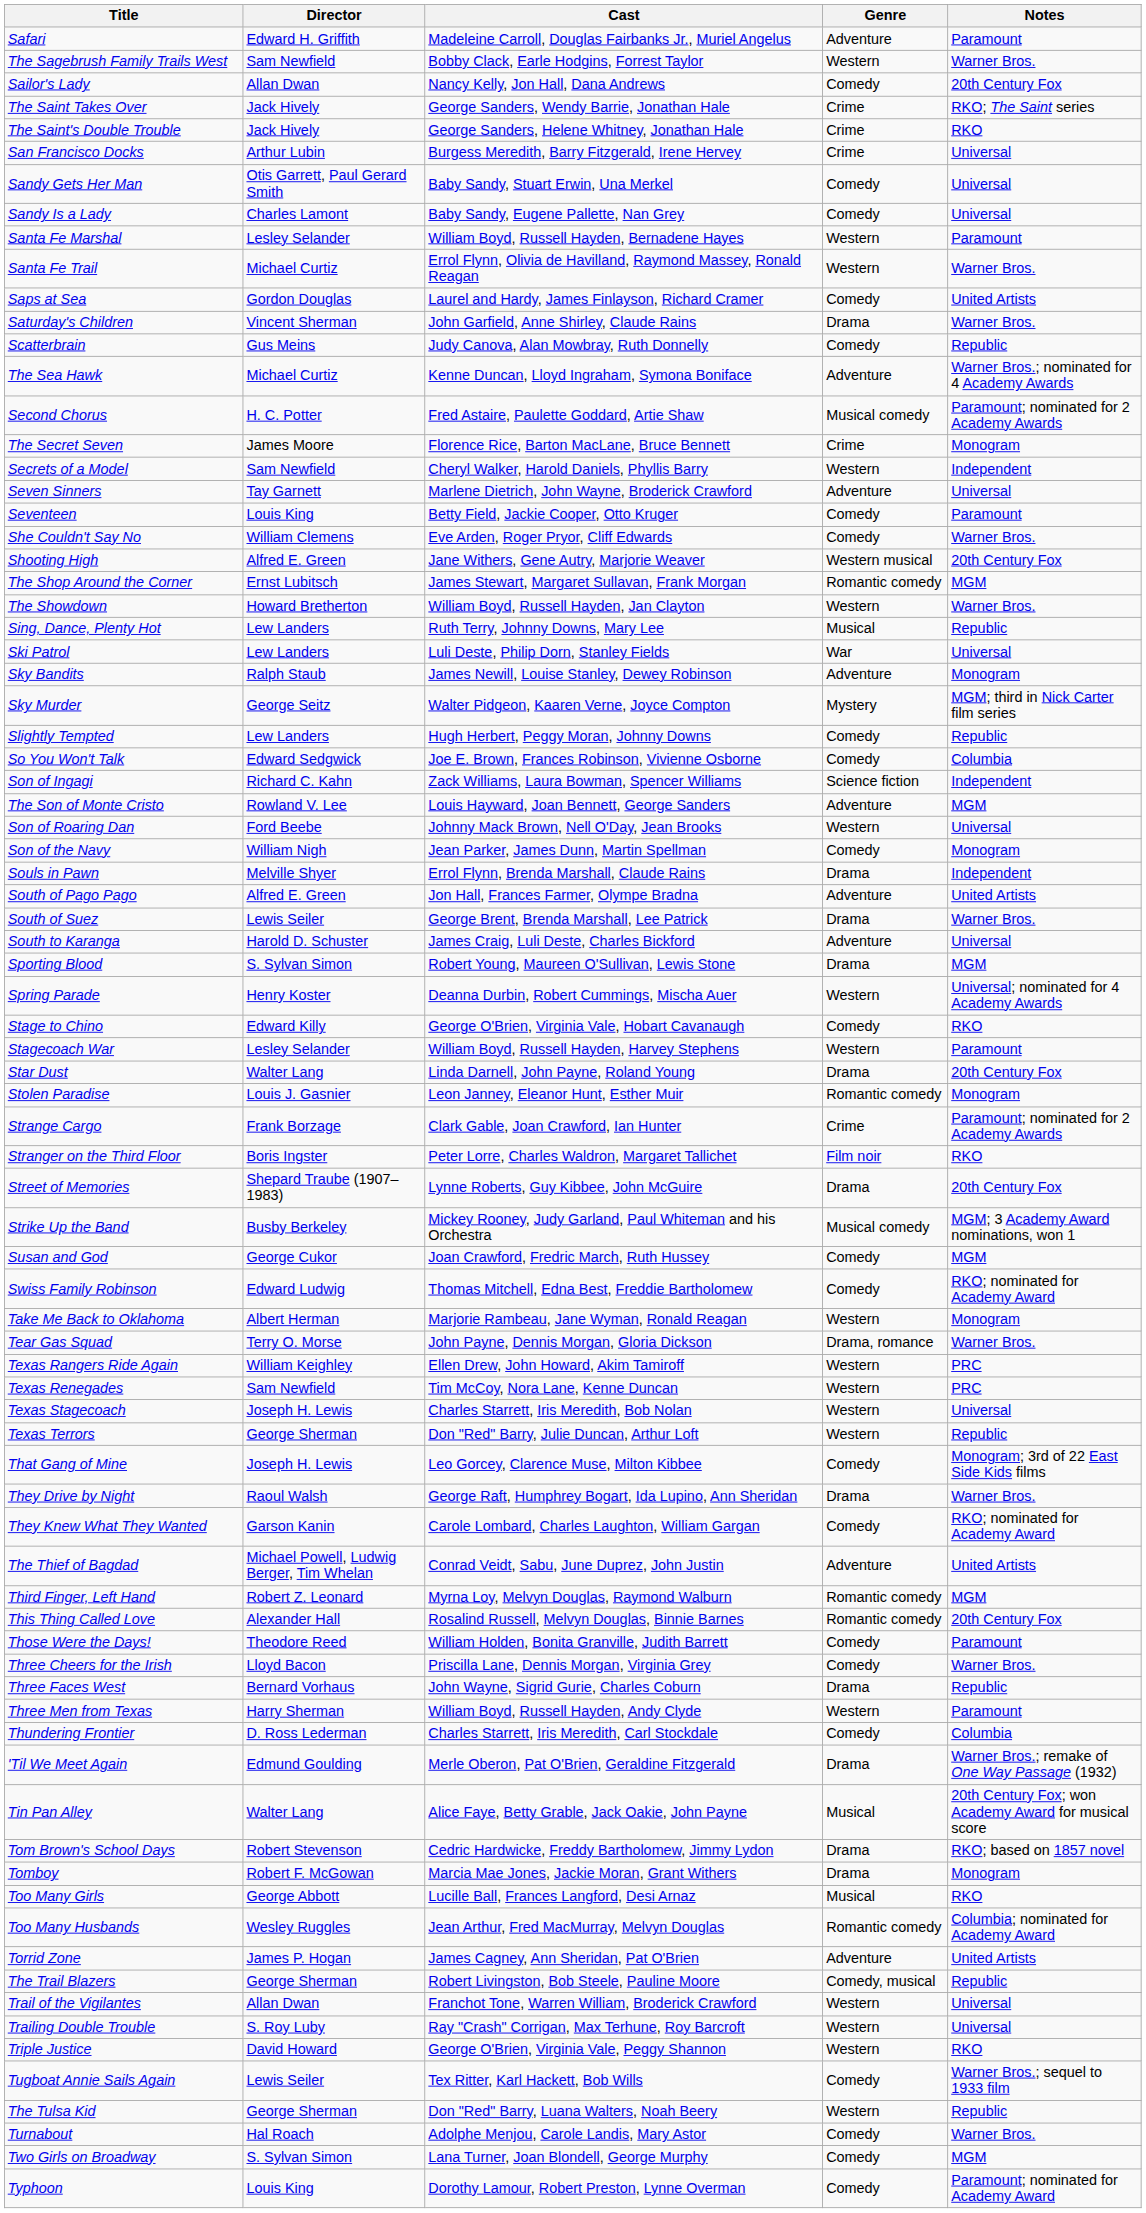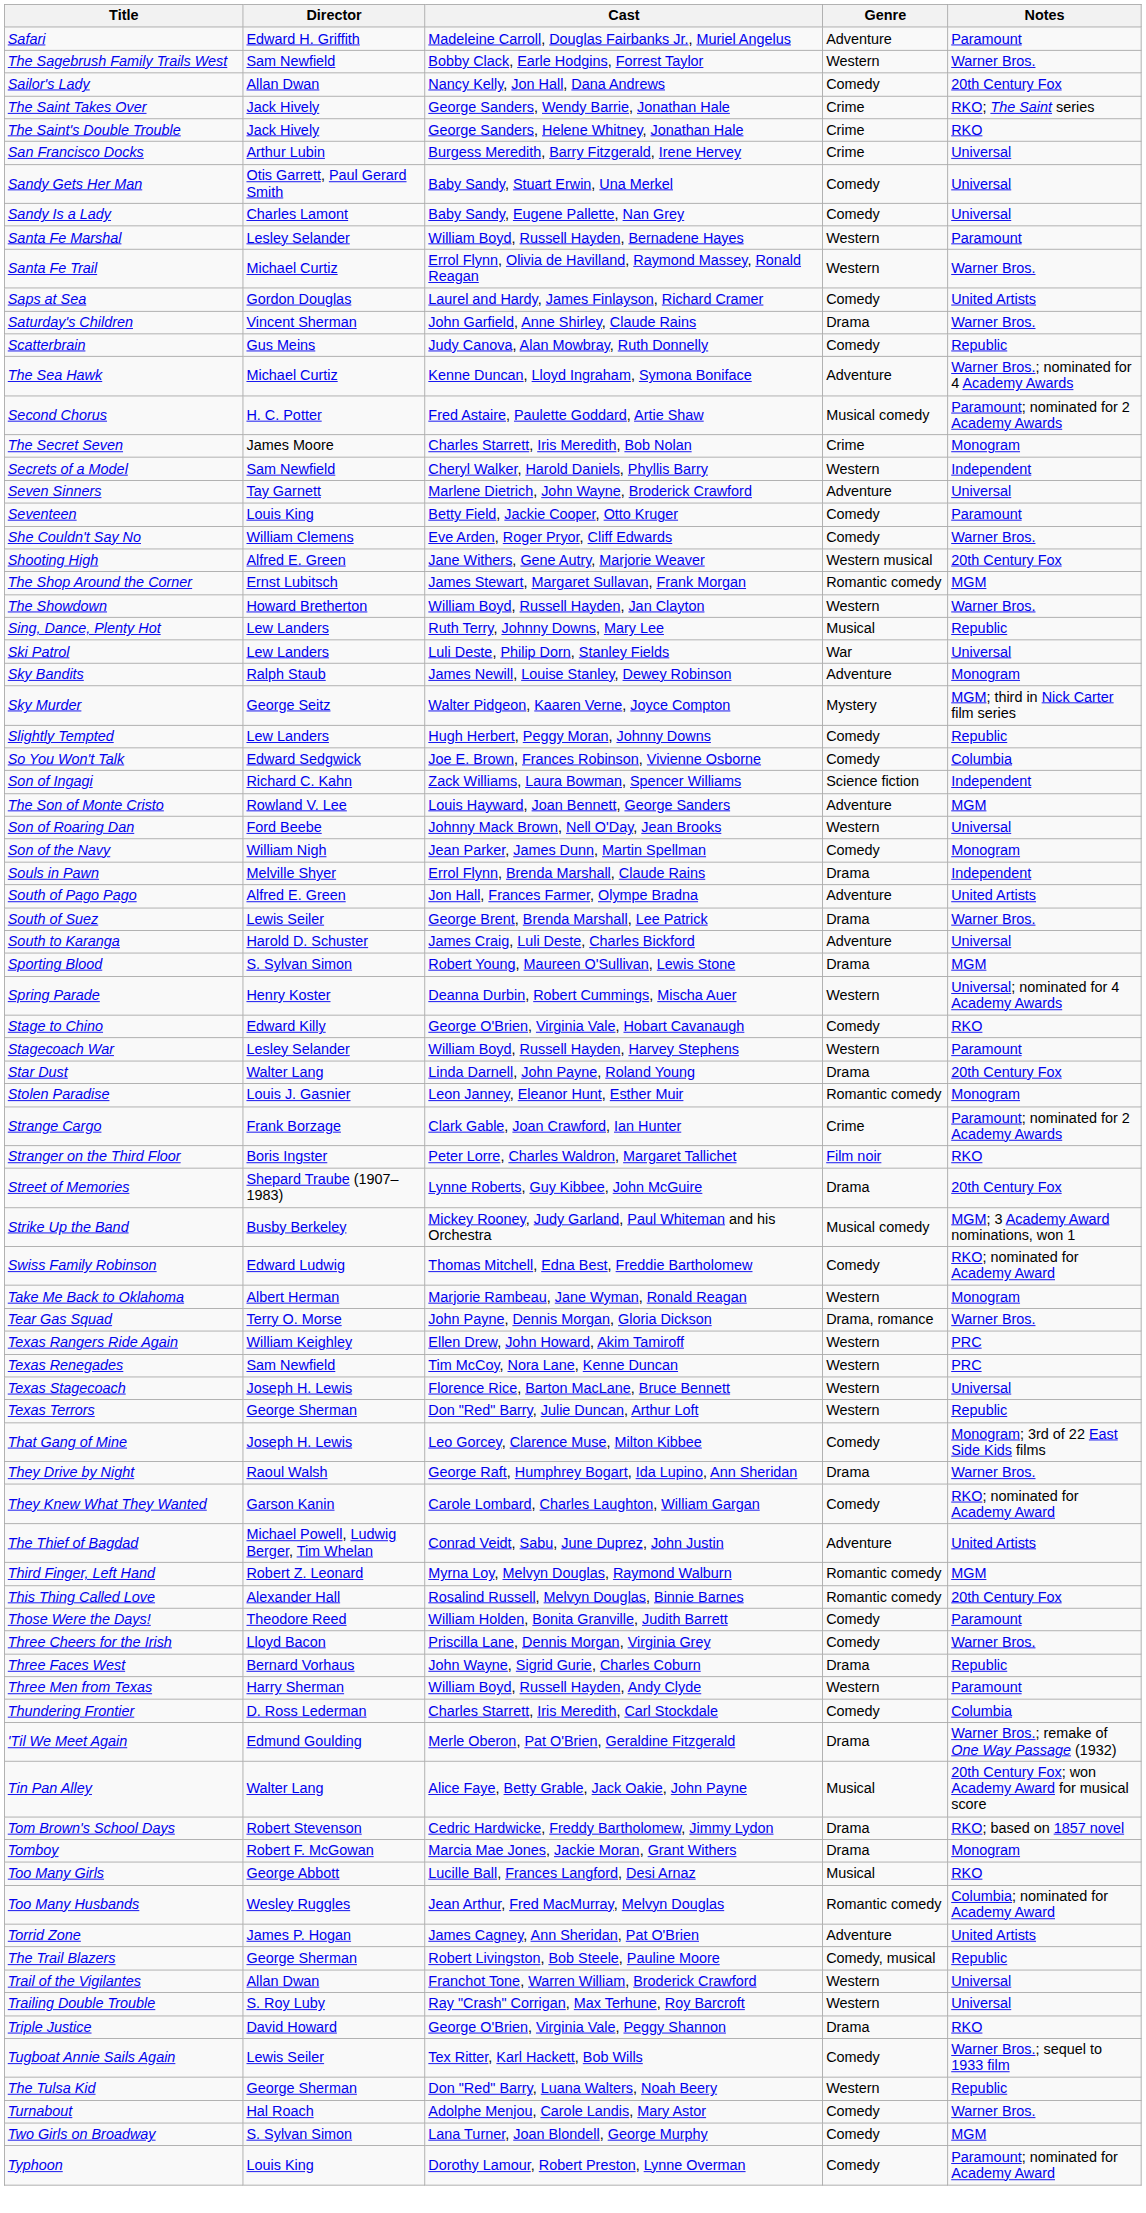(579, 446) Florence Rice, Barton MacLane, Bruce Bennett -> (560, 446) Charles Starrett, Iris Meredith, Bob Nolan
- row: (58, 1257)
(560, 1411) Charles Starrett, Iris Meredith, Bob Nolan -> (579, 1388) Florence Rice, Barton MacLane, Bruce Bennett
(853, 2049) Western -> (848, 2026) Drama
